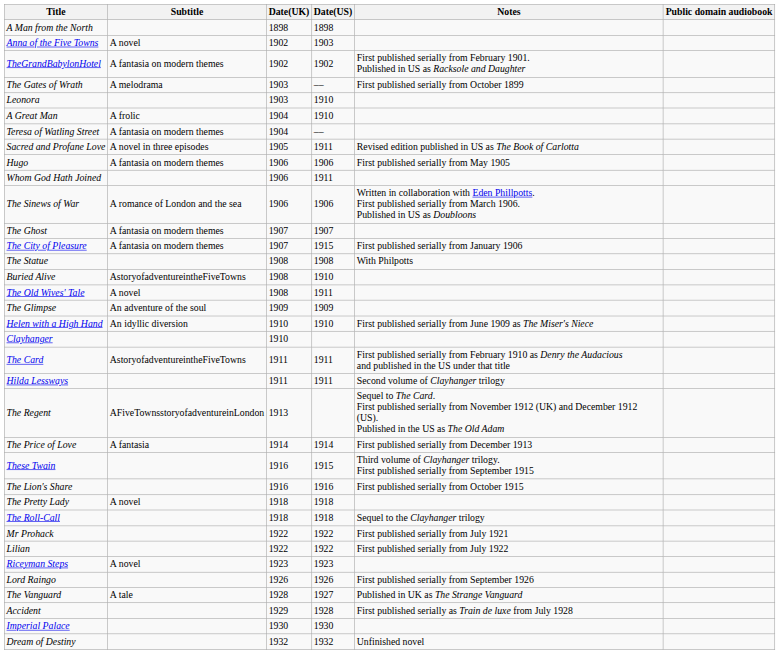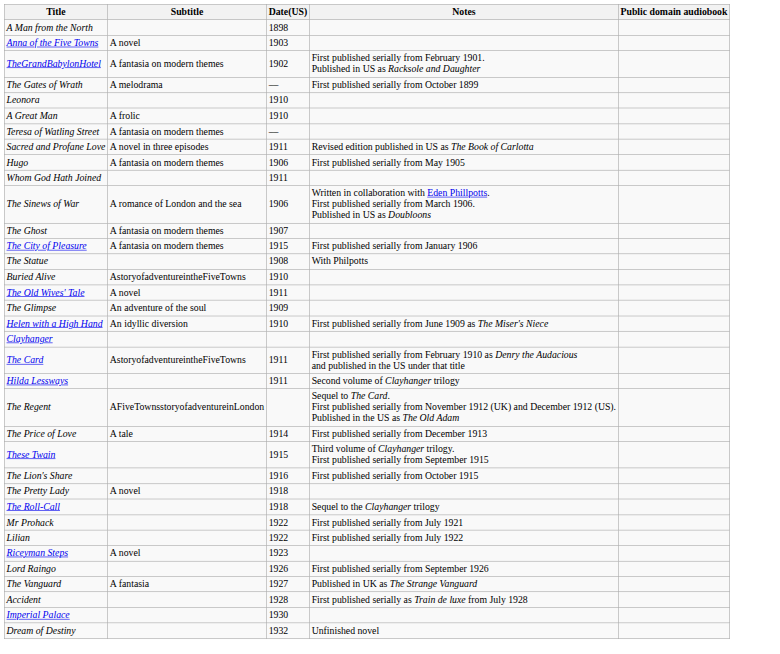- column: (289, 12)
(129, 445) A fantasia -> (121, 434) A tale
(121, 595) A tale -> (129, 584) A fantasia
